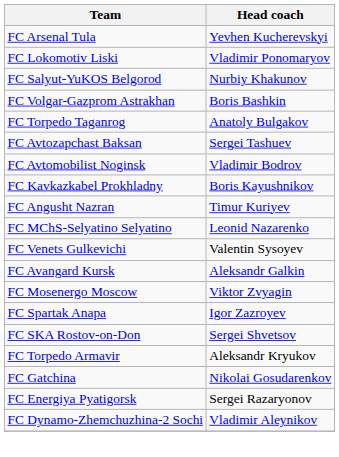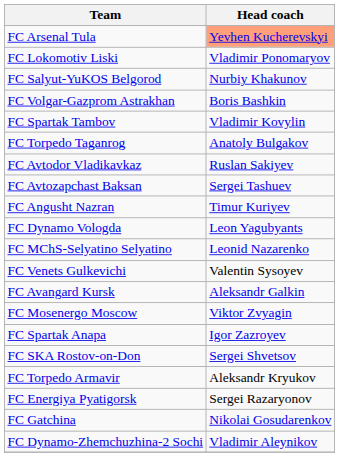(269, 36) no background -> (269, 36) lightsalmon background
+ row: (61, 121)
+ row: (74, 164)
- row: (76, 164)
- row: (85, 185)
+ row: (64, 228)
rows swapped: (72, 398) <-> (42, 377)
